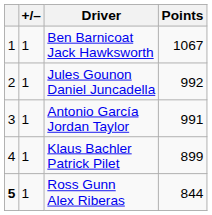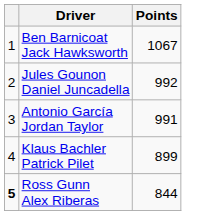- column: (31, 15)
